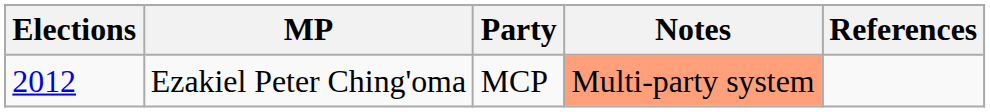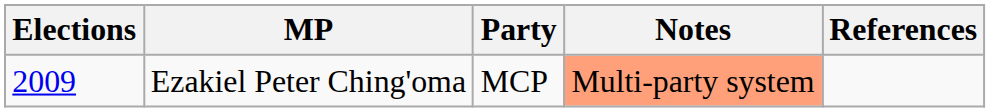(44, 80) 2012 -> (44, 80) 2009
